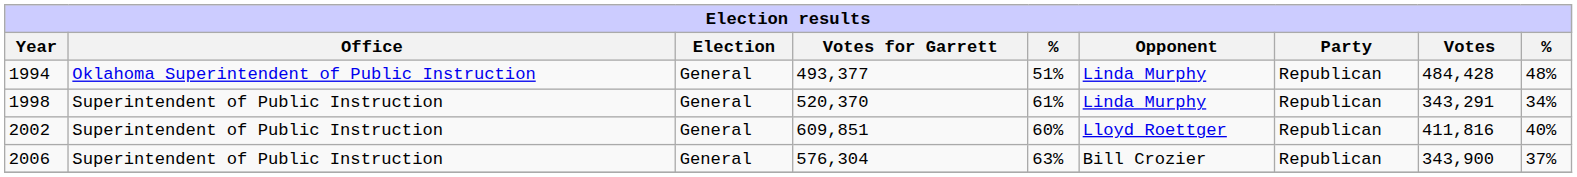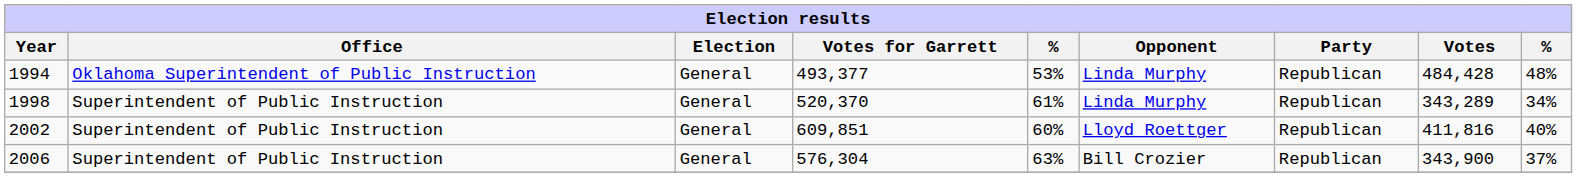(1048, 75) 51% -> (1048, 75) 53%
(1458, 103) 343,291 -> (1458, 103) 343,289
